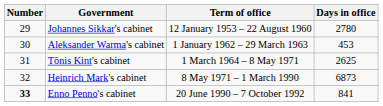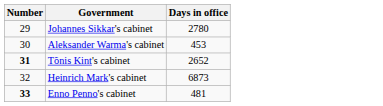- column: (240, 12)
(25, 61) normal -> (25, 61) bold
(346, 61) 2625 -> (198, 61) 2652
(346, 93) 841 -> (198, 93) 481
